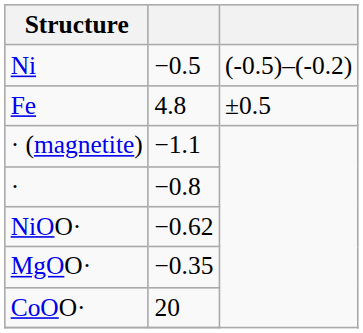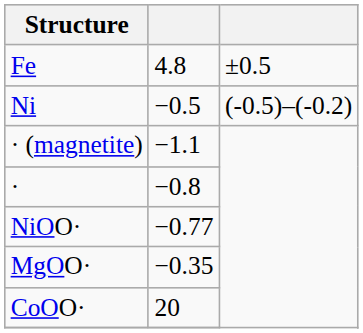rows swapped: (23, 105) <-> (23, 65)
(184, 226) −0.62 -> (184, 226) −0.77
